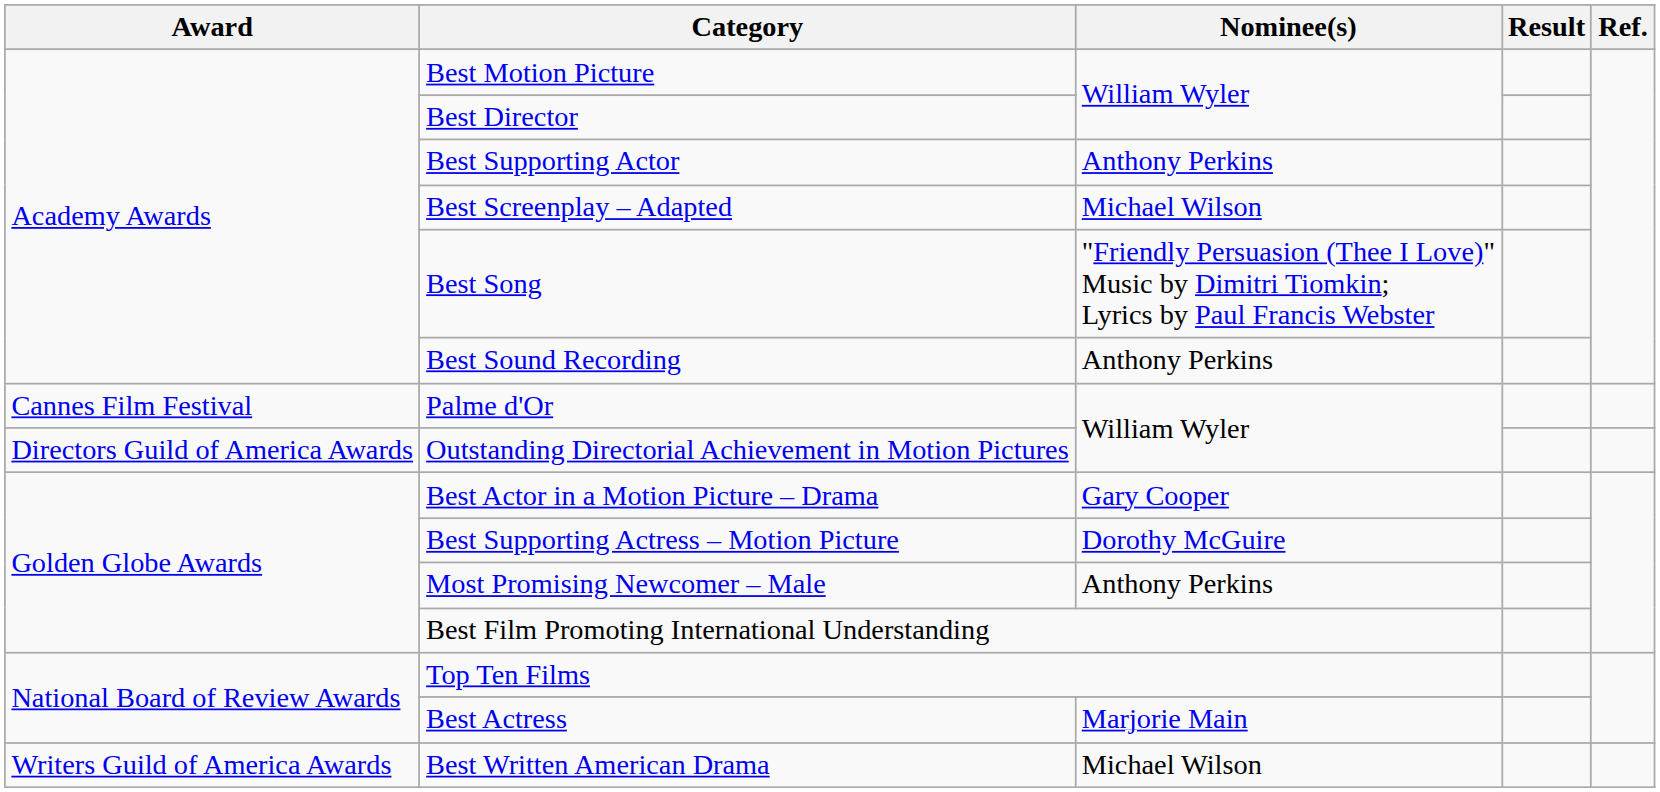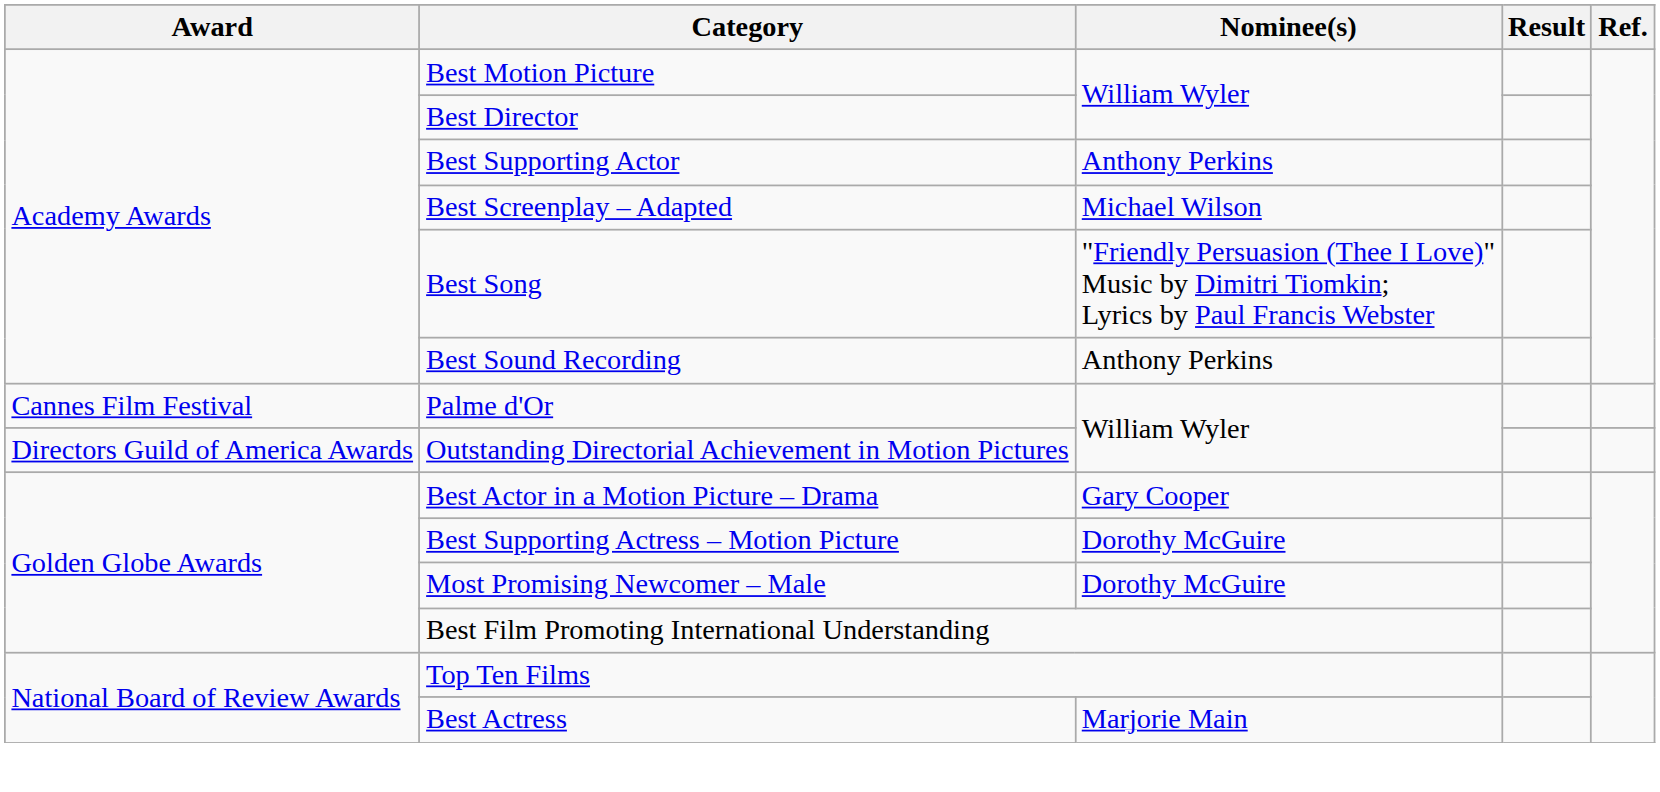(1177, 584) Anthony Perkins -> (1184, 584) Dorothy McGuire
- row: (598, 764)
